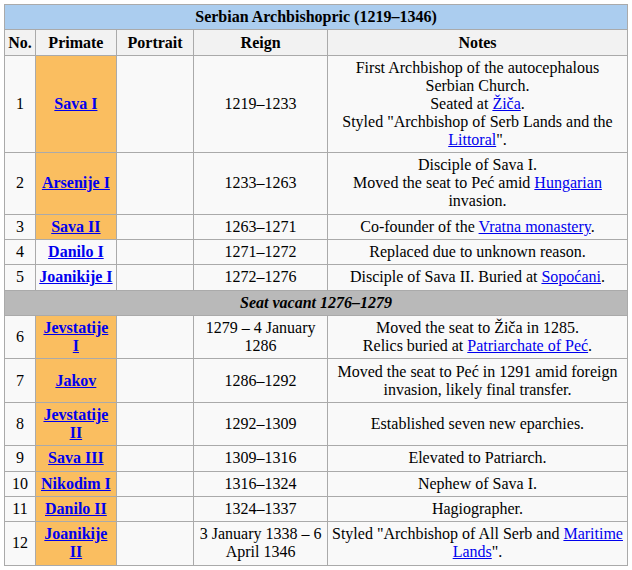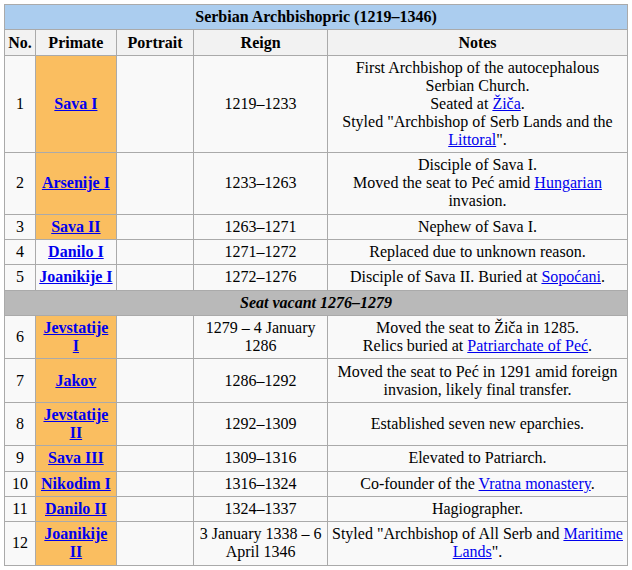(477, 226) Co-founder of the Vratna monastery. -> (477, 226) Nephew of Sava I.
(477, 483) Nephew of Sava I. -> (477, 483) Co-founder of the Vratna monastery.
